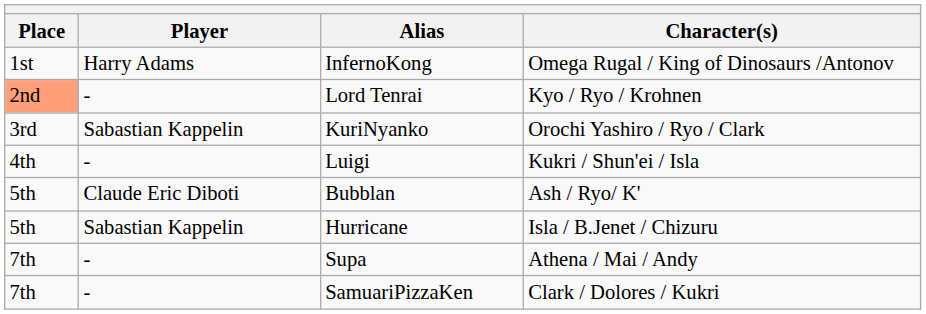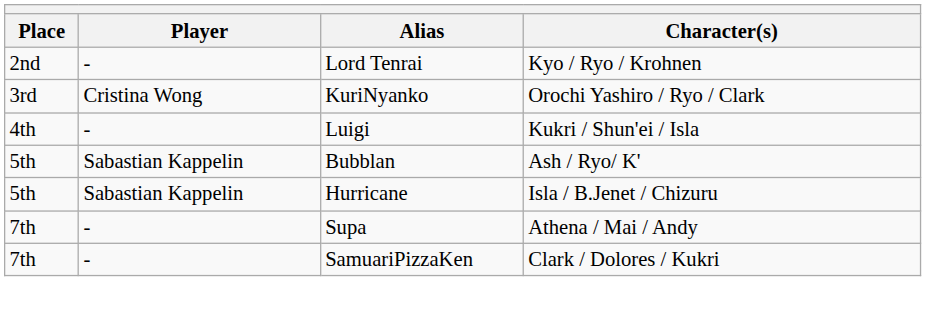- row: (378, 63)
(25, 95) lightsalmon background -> (25, 63) no background
(163, 128) Sabastian Kappelin -> (143, 95) Cristina Wong
(161, 194) Claude Eric Diboti -> (163, 161) Sabastian Kappelin
